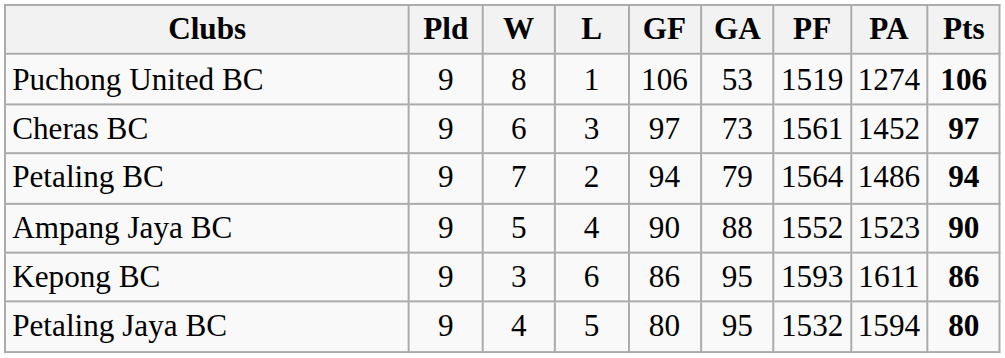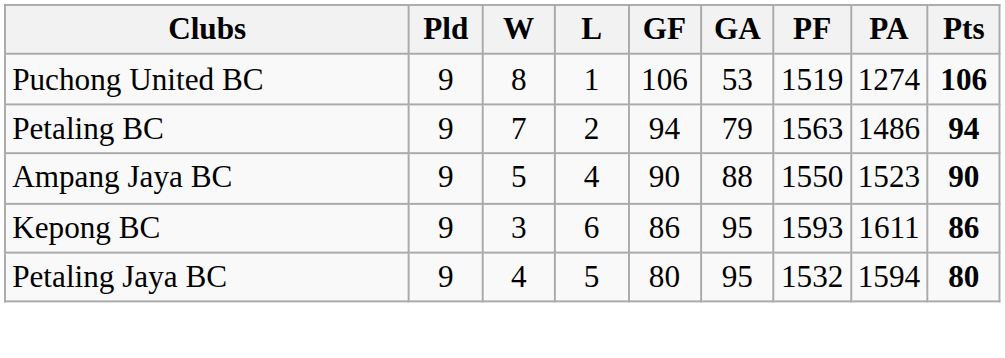- row: (80, 128)
(812, 177) 1564 -> (812, 128) 1563
(812, 227) 1552 -> (812, 177) 1550
